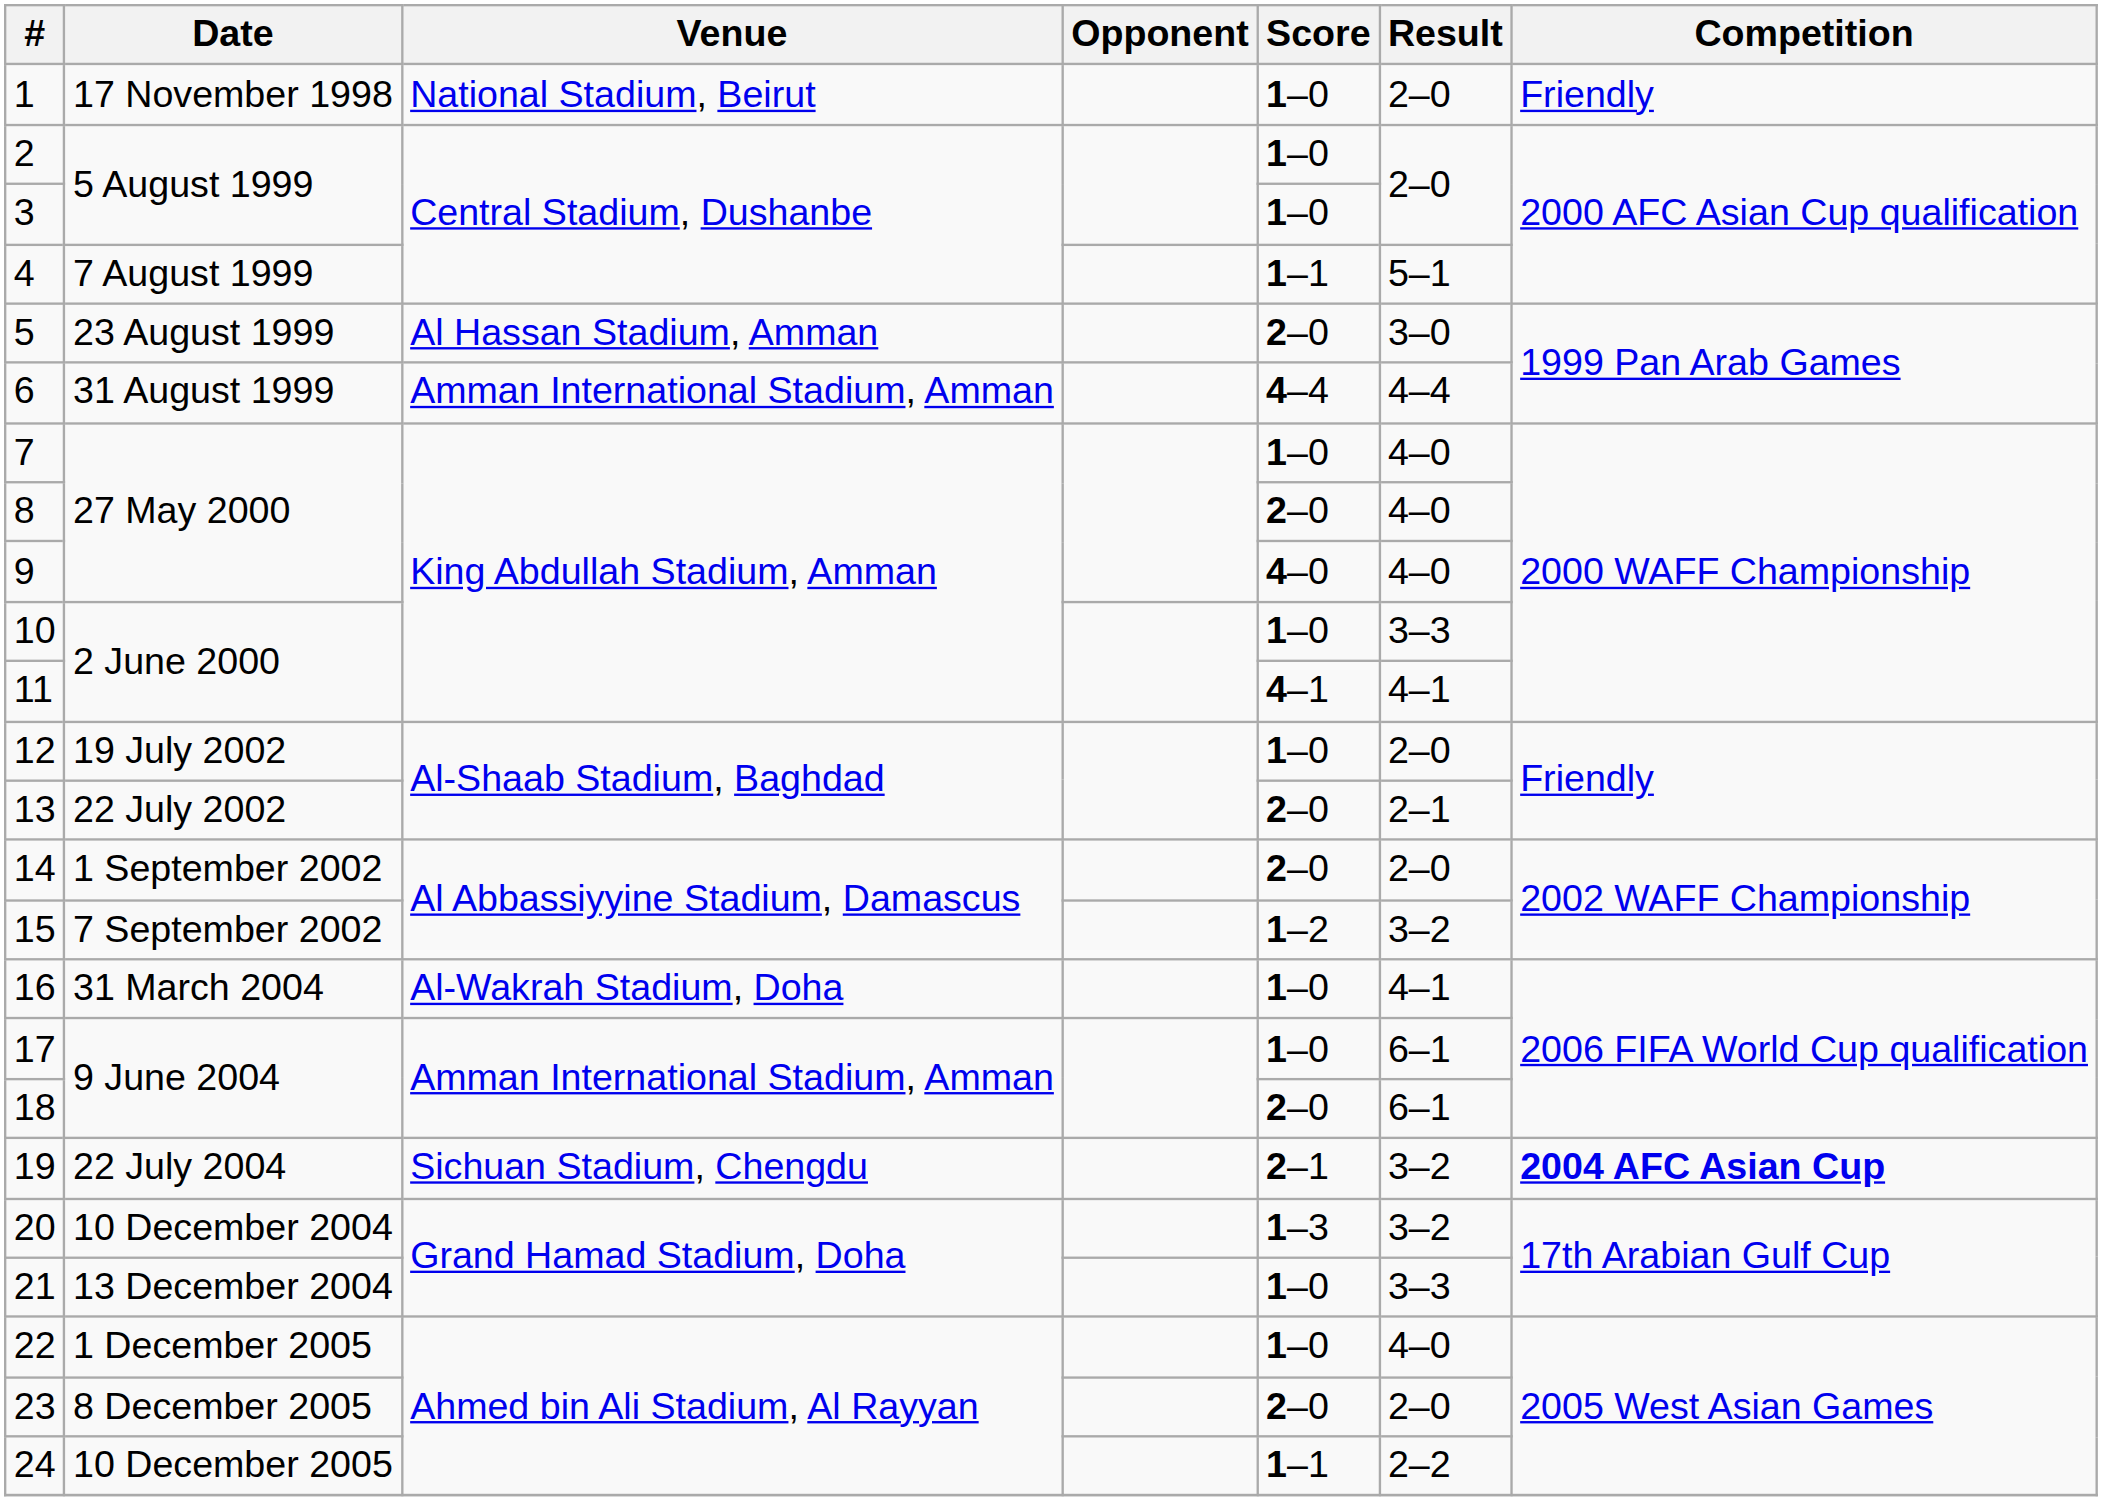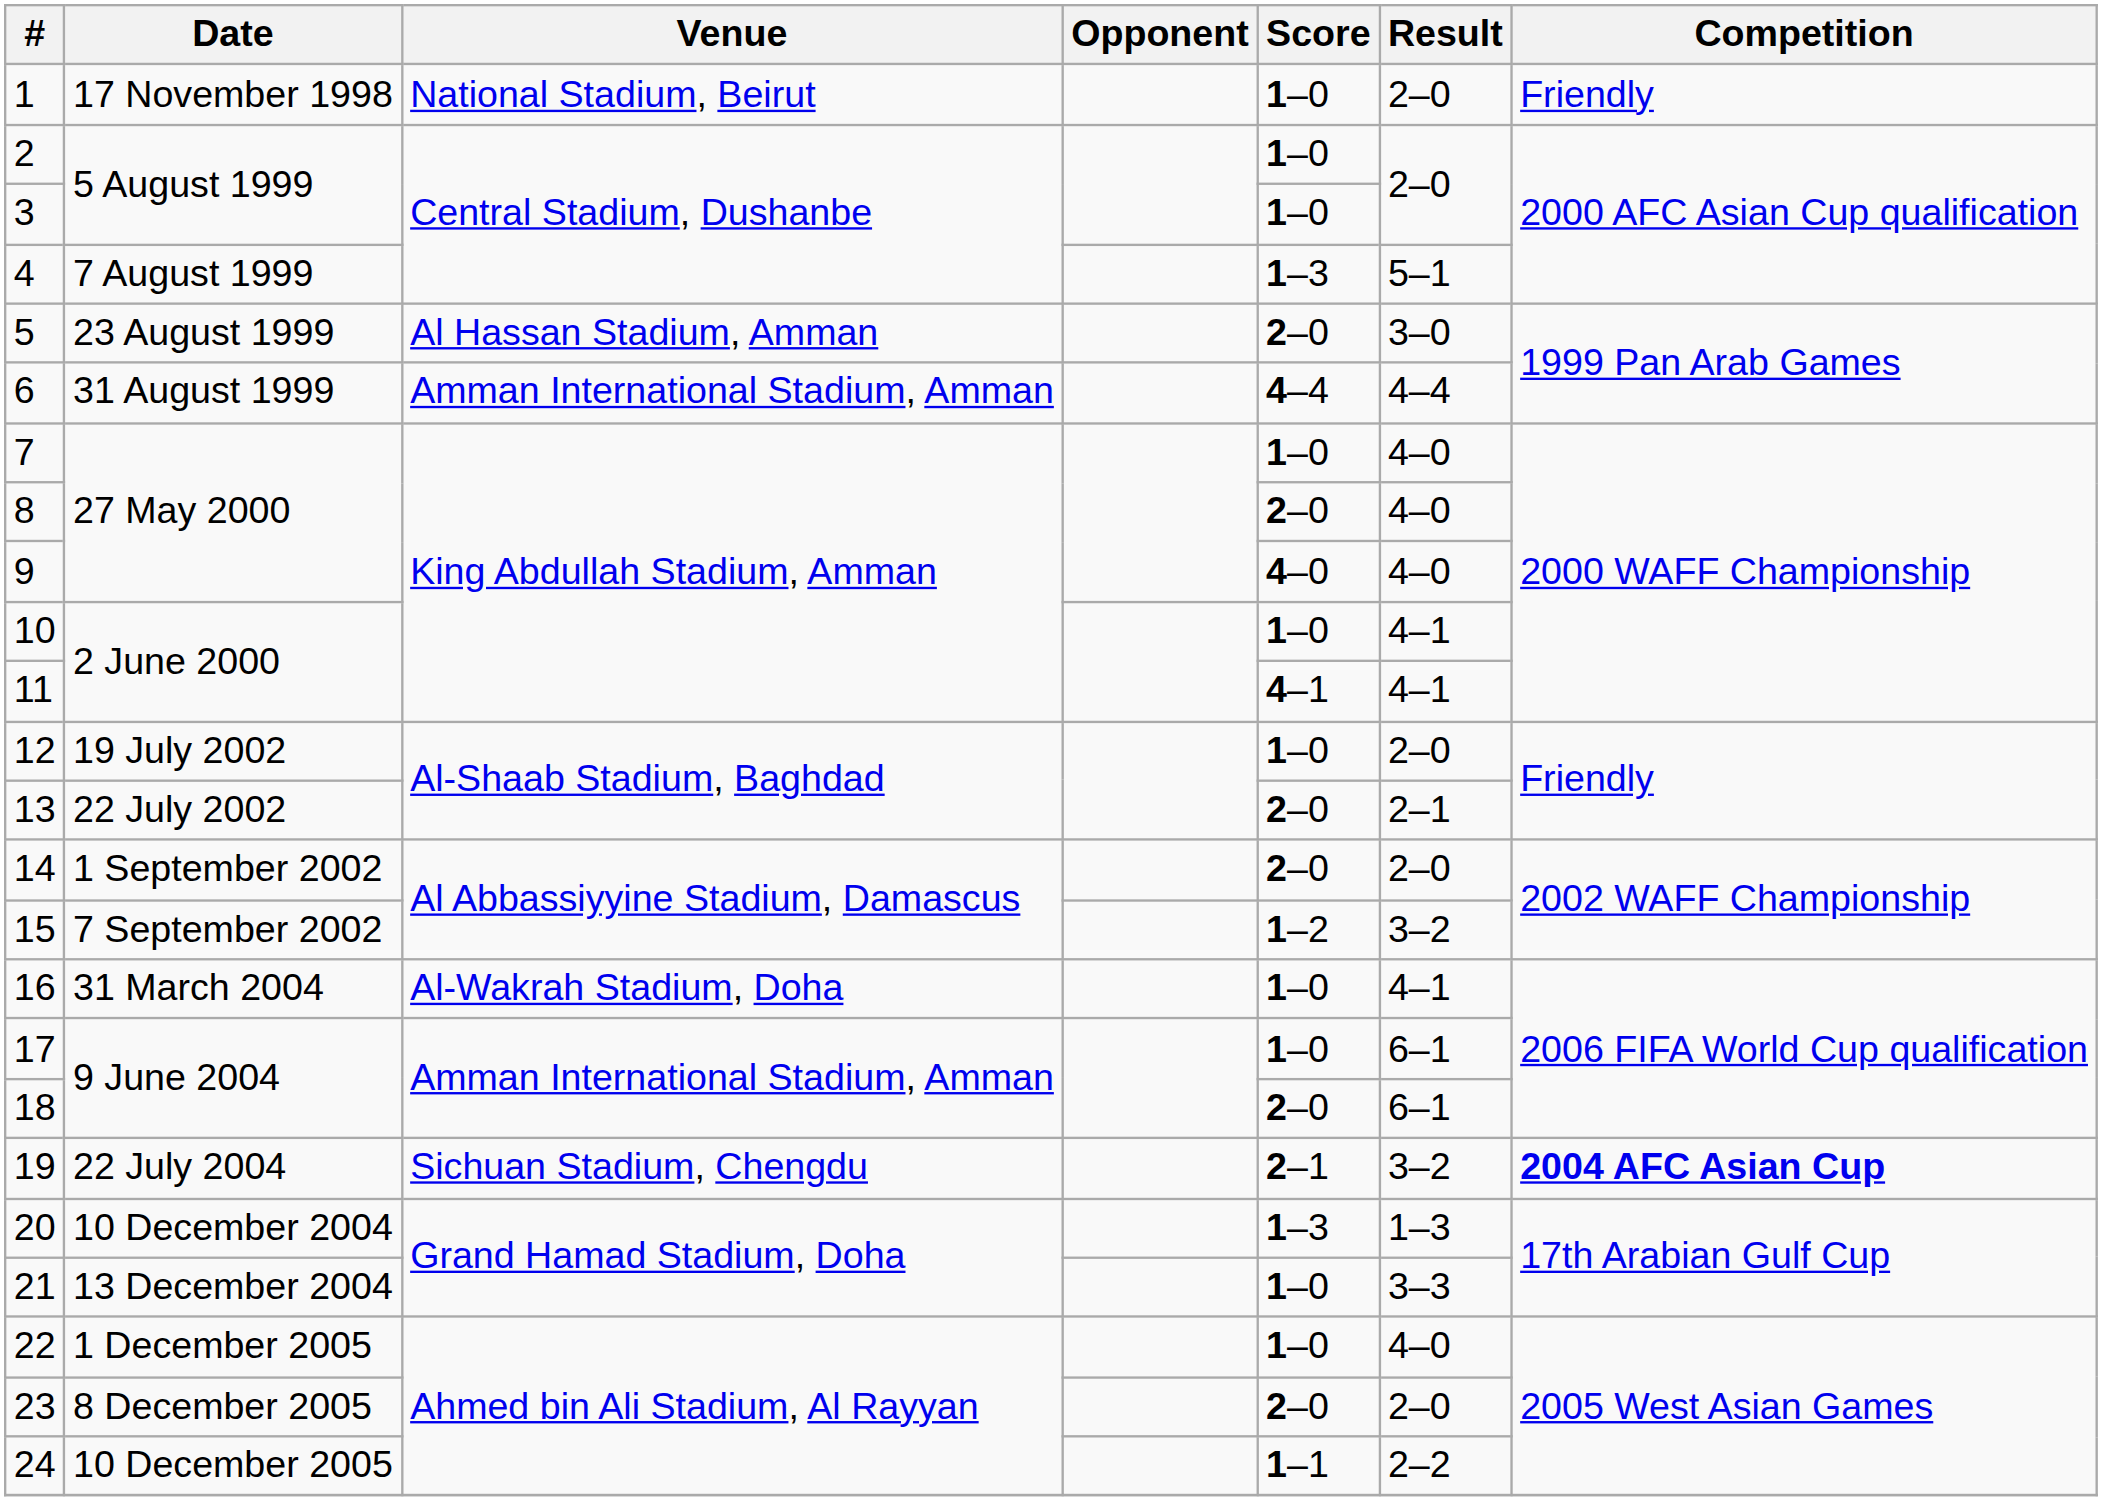(1297, 272) 1–1 -> (1297, 272) 1–3
(1419, 630) 3–3 -> (1419, 630) 4–1
(1419, 1226) 3–2 -> (1419, 1226) 1–3
